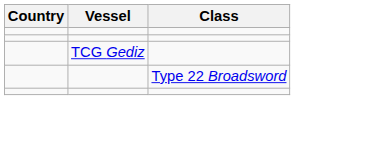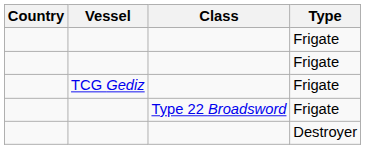+ column: (325, 16)
